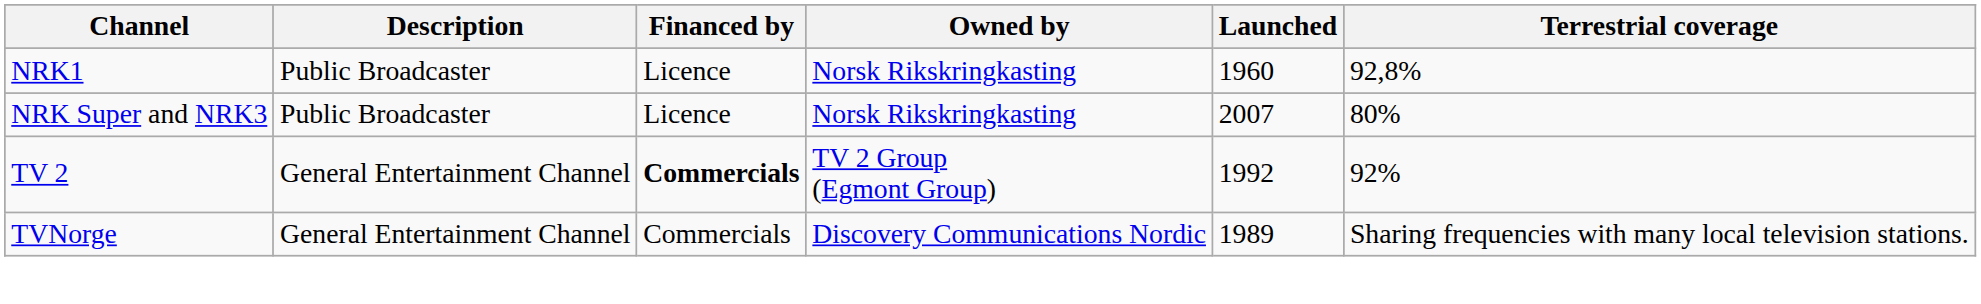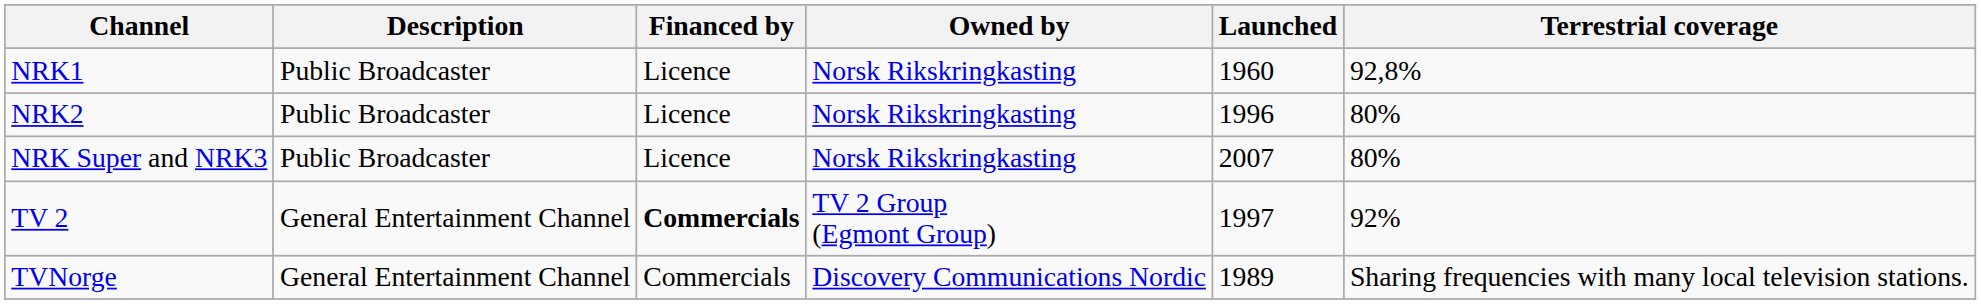+ row: (47, 114)
(1246, 173) 1992 -> (1246, 217) 1997
